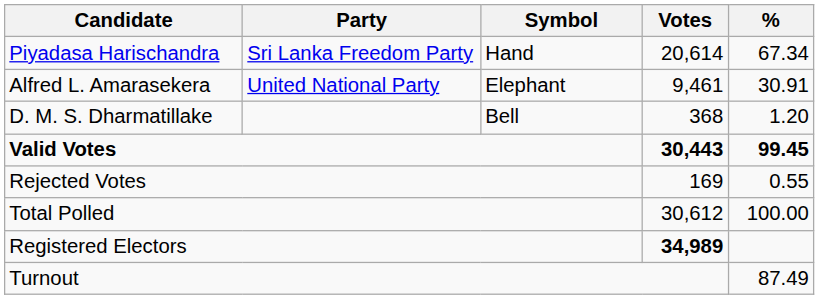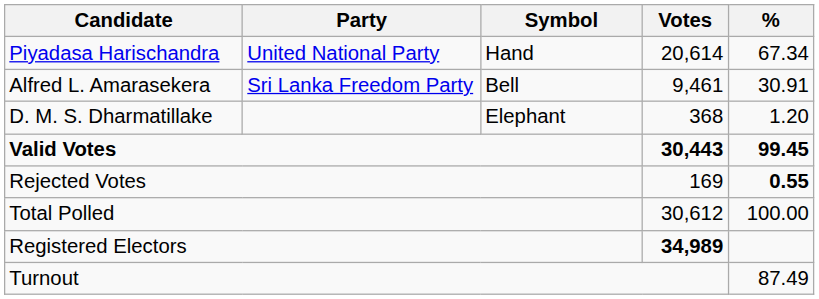(360, 52) Sri Lanka Freedom Party -> (343, 52) United National Party
(343, 85) United National Party -> (360, 85) Sri Lanka Freedom Party
(525, 85) Elephant -> (502, 85) Bell
(502, 117) Bell -> (525, 117) Elephant
(789, 181) normal -> (789, 181) bold
